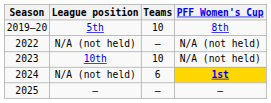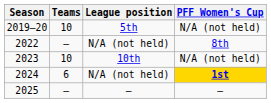columns swapped: (158, 12) <-> (95, 12)
(220, 28) 8th -> (220, 28) N/A (not held)
(220, 44) N/A (not held) -> (220, 44) 8th
